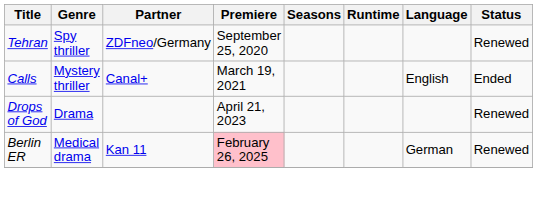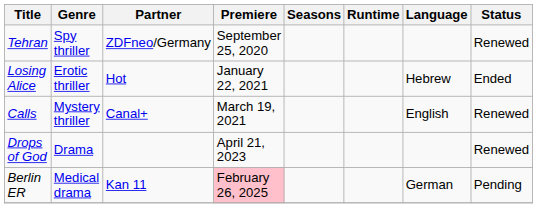+ row: (27, 78)
(493, 78) Ended -> (501, 114) Renewed
(501, 149) Renewed -> (498, 185) Pending
